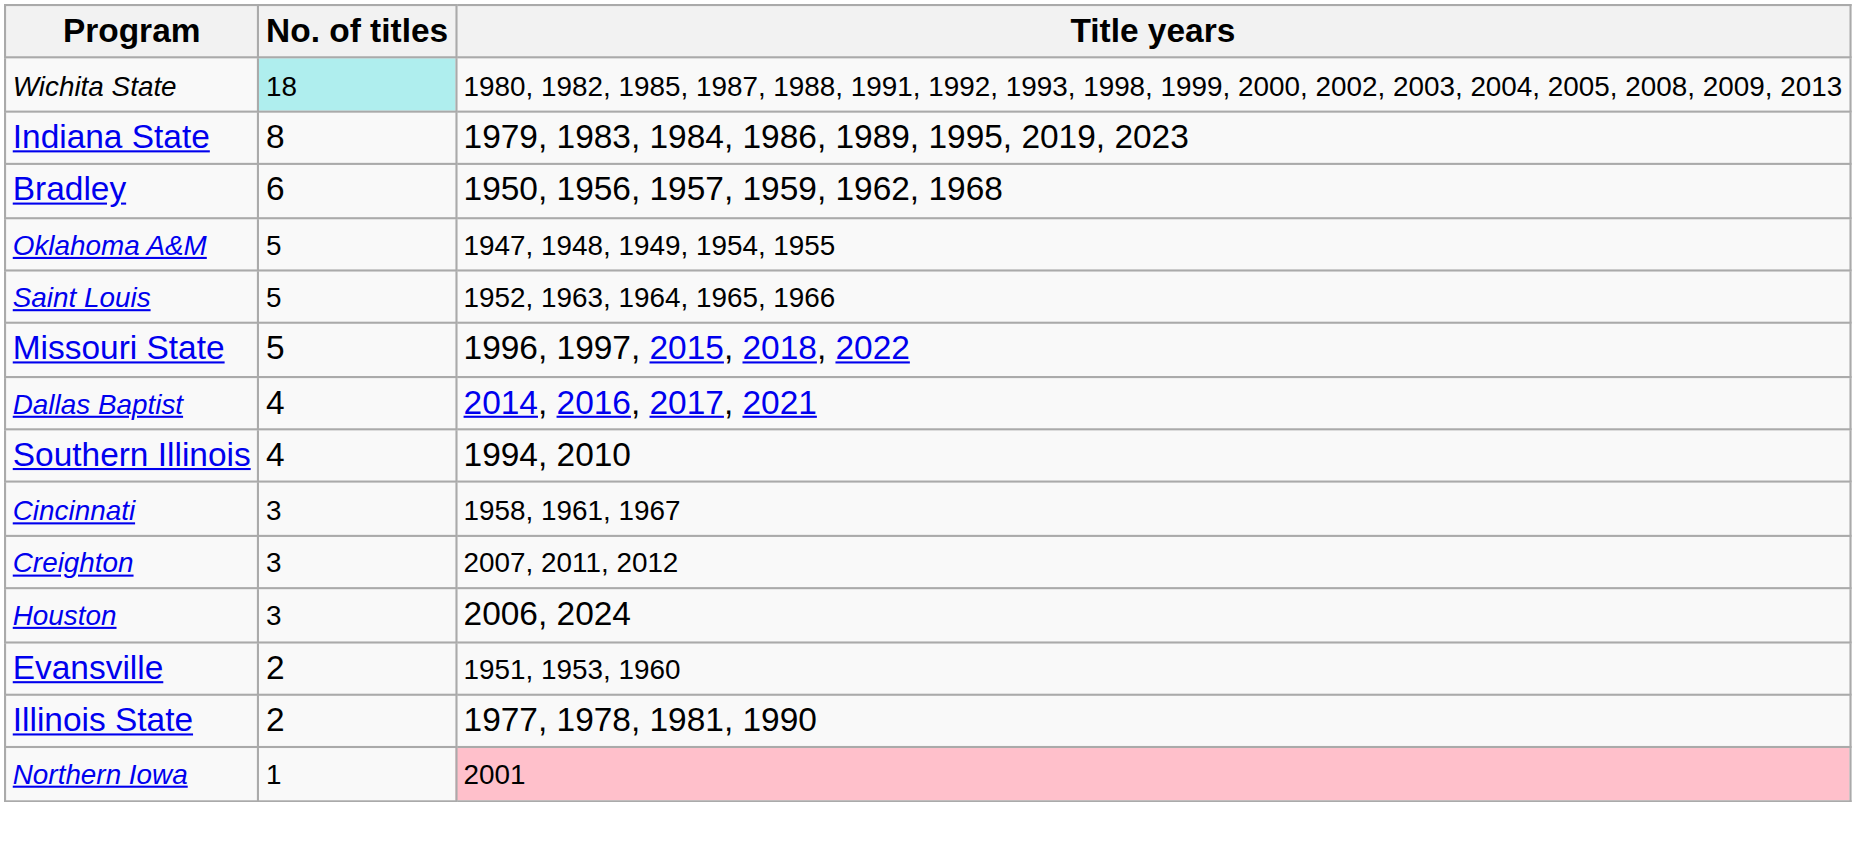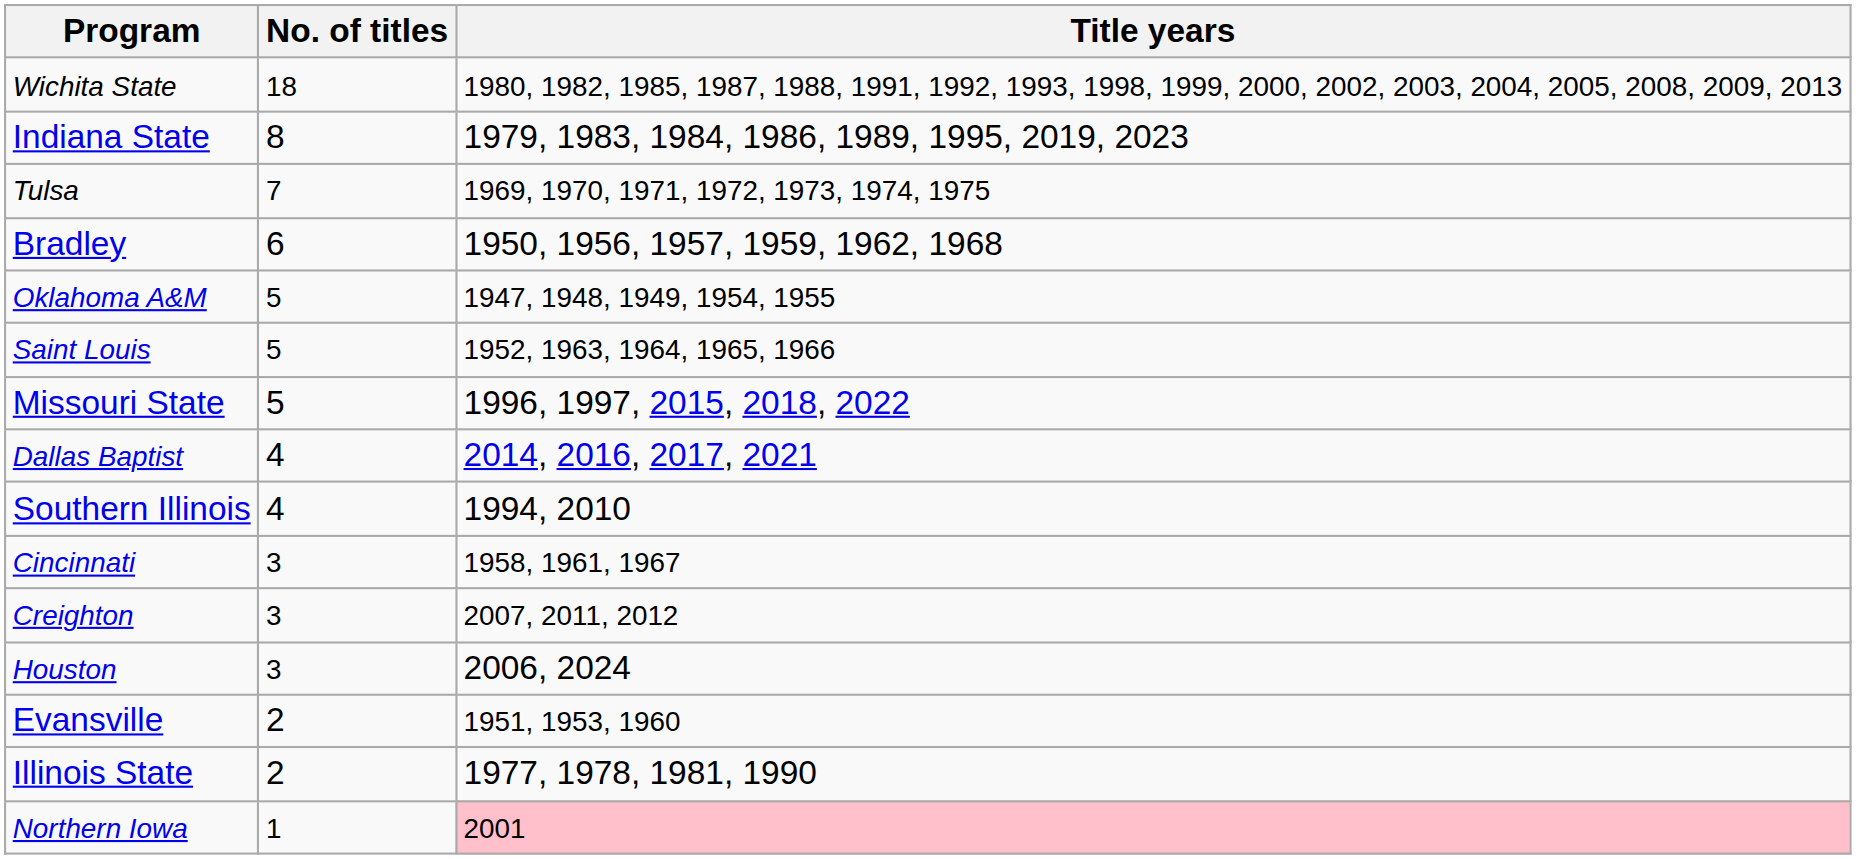(282, 86) paleturquoise background -> (282, 86) no background
+ row: (46, 192)
